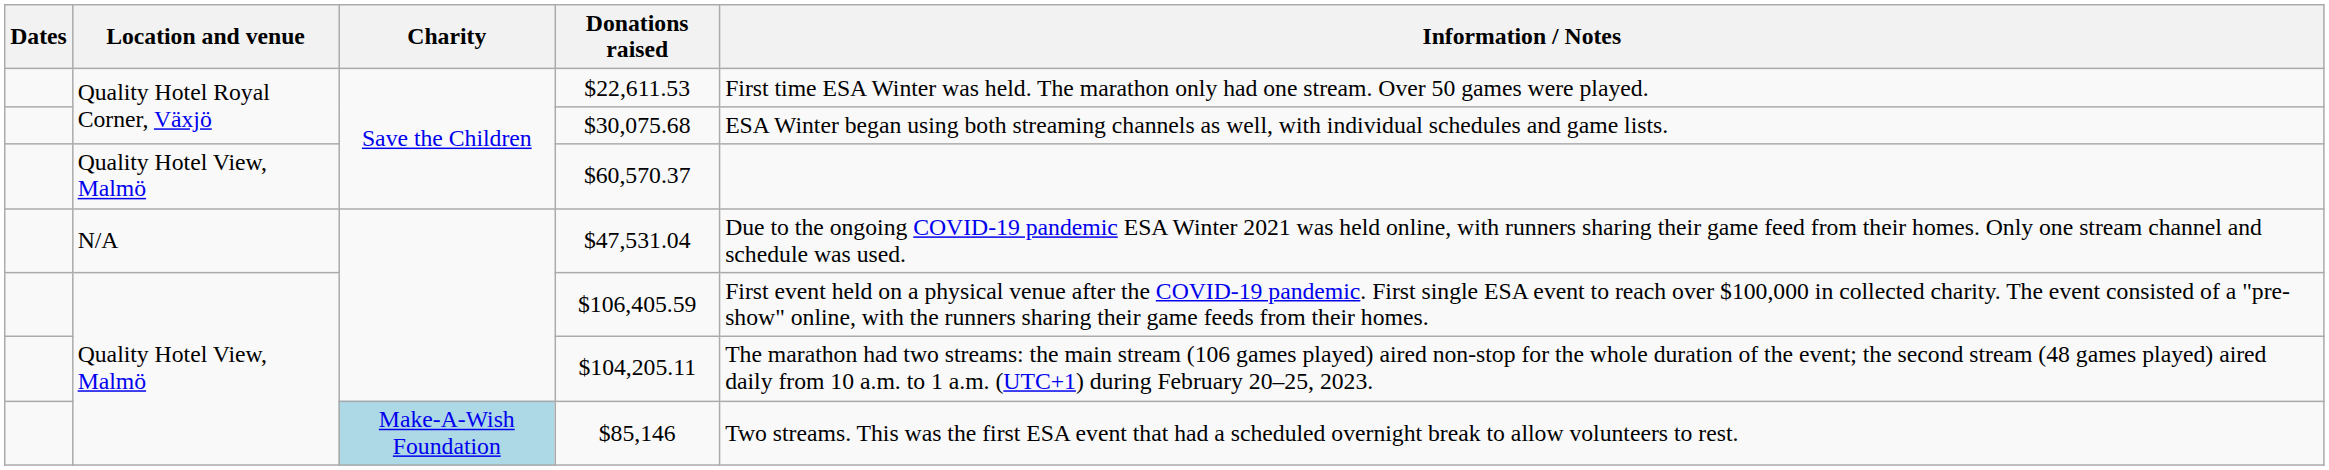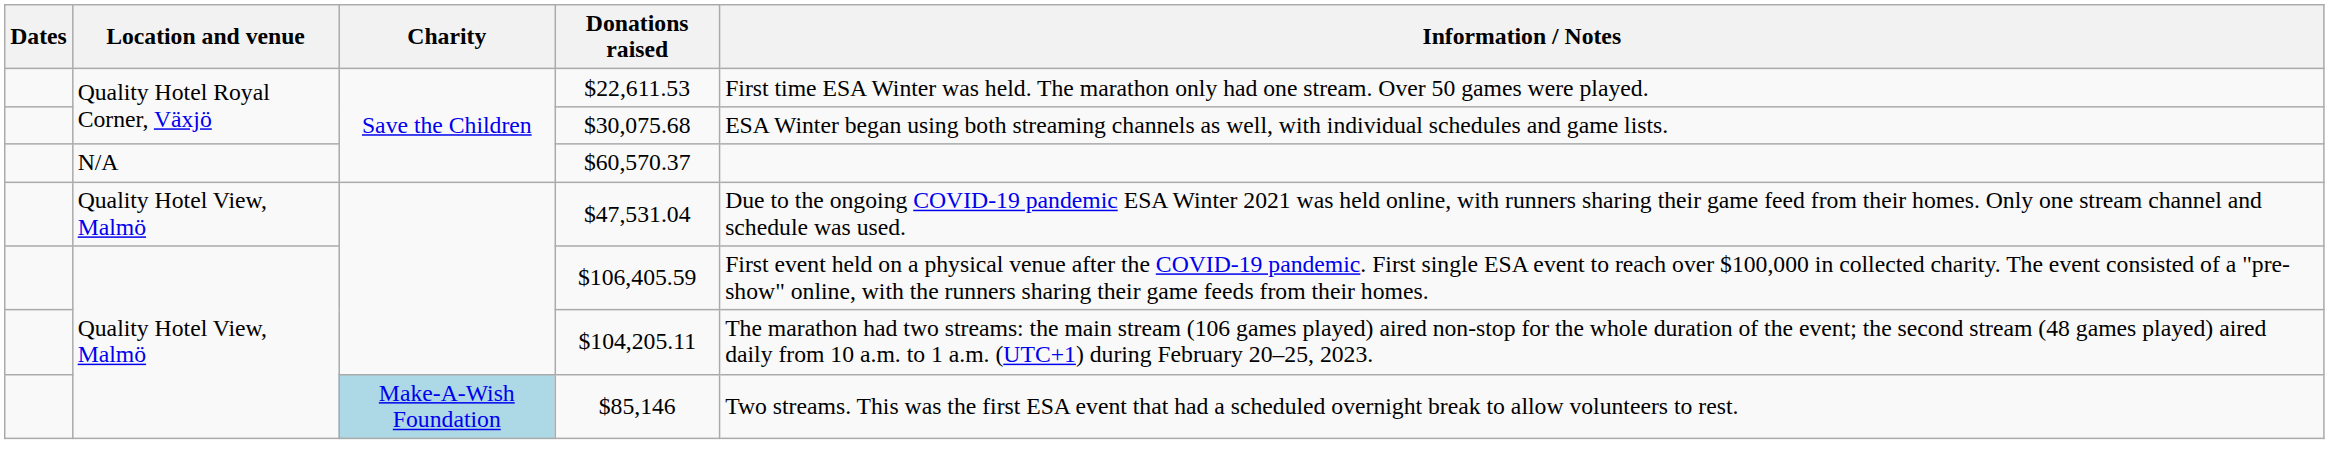(172, 175) Quality Hotel View, Malmö -> (98, 162) N/A
(98, 240) N/A -> (172, 213) Quality Hotel View, Malmö
